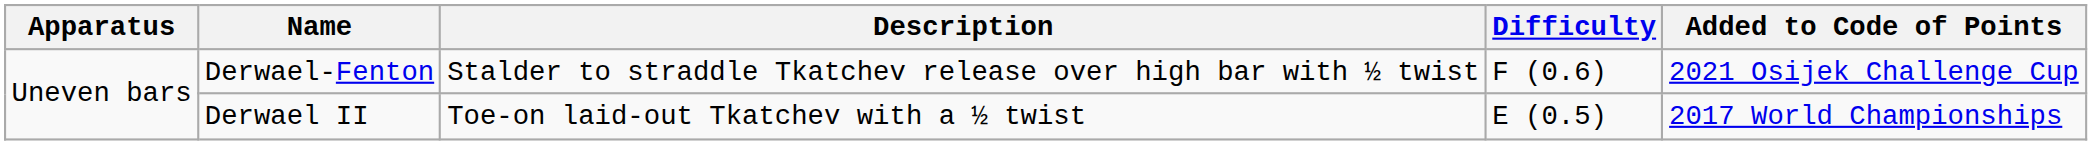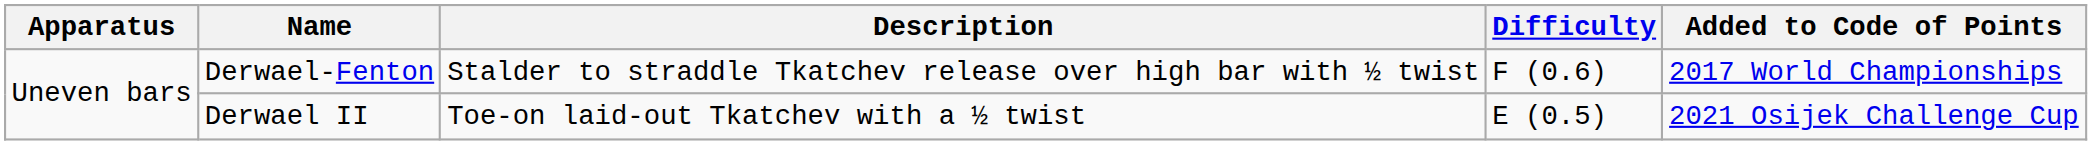(1874, 72) 2021 Osijek Challenge Cup -> (1866, 72) 2017 World Championships
(1866, 116) 2017 World Championships -> (1874, 116) 2021 Osijek Challenge Cup
